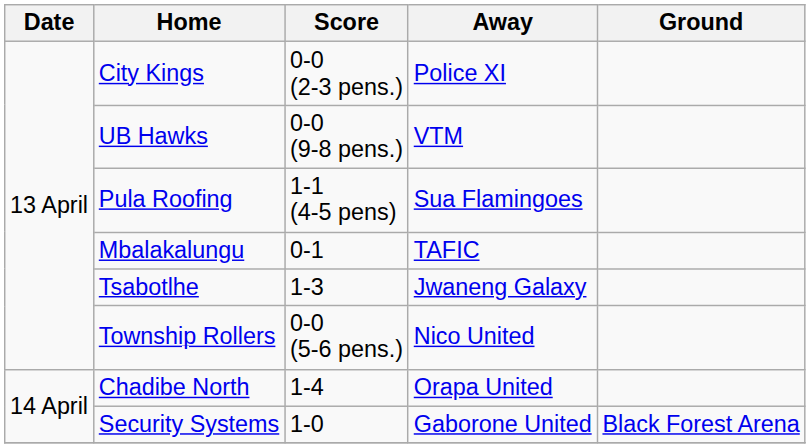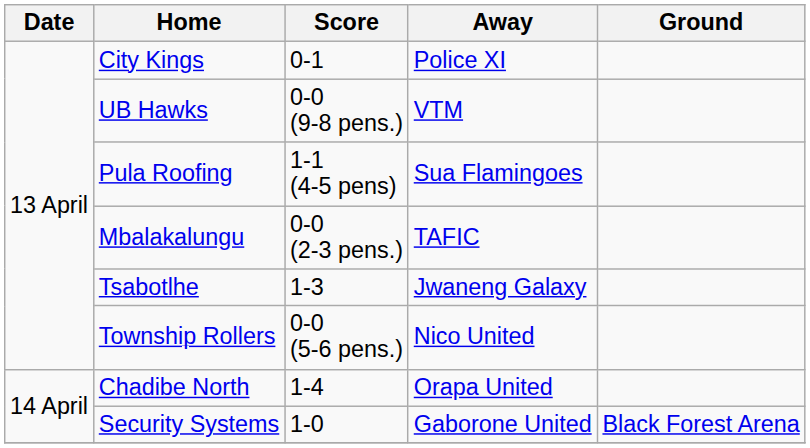(347, 73) 0-0 (2-3 pens.) -> (307, 60) 0-1
(307, 250) 0-1 -> (347, 236) 0-0 (2-3 pens.)
